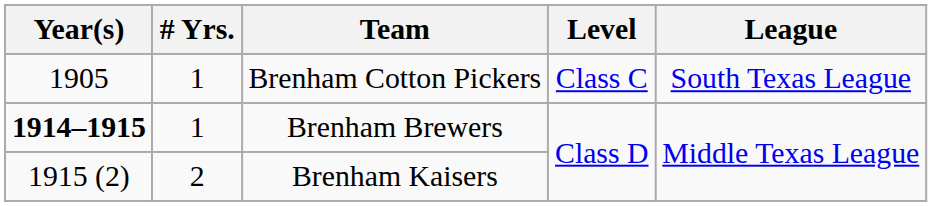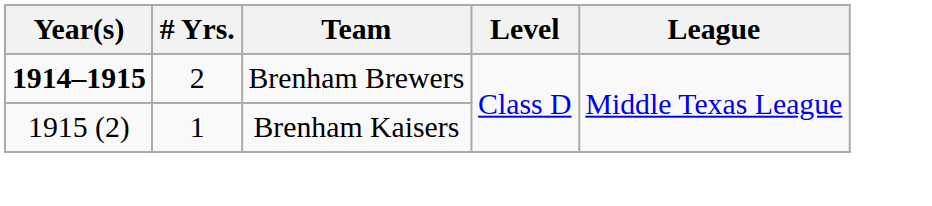- row: (395, 78)
(197, 127) 1 -> (197, 78) 2
(197, 176) 2 -> (197, 127) 1
